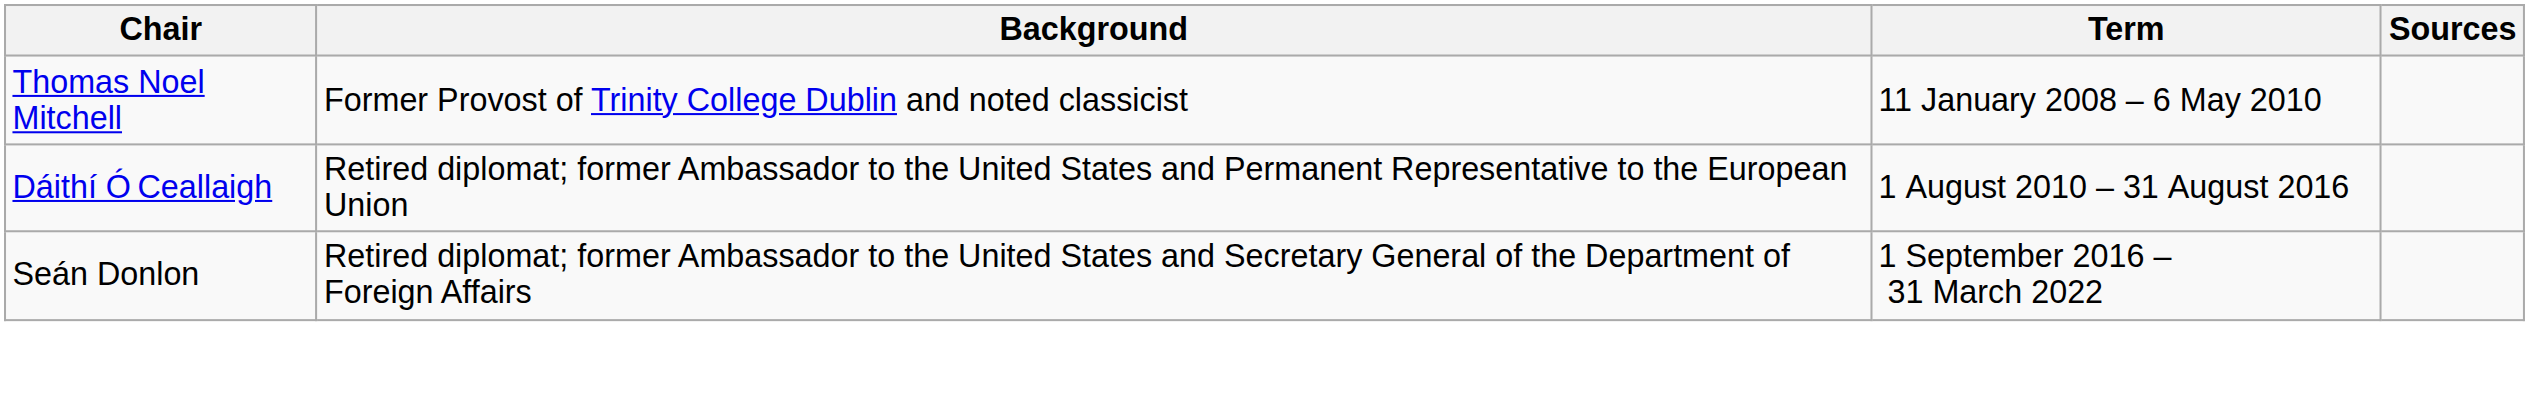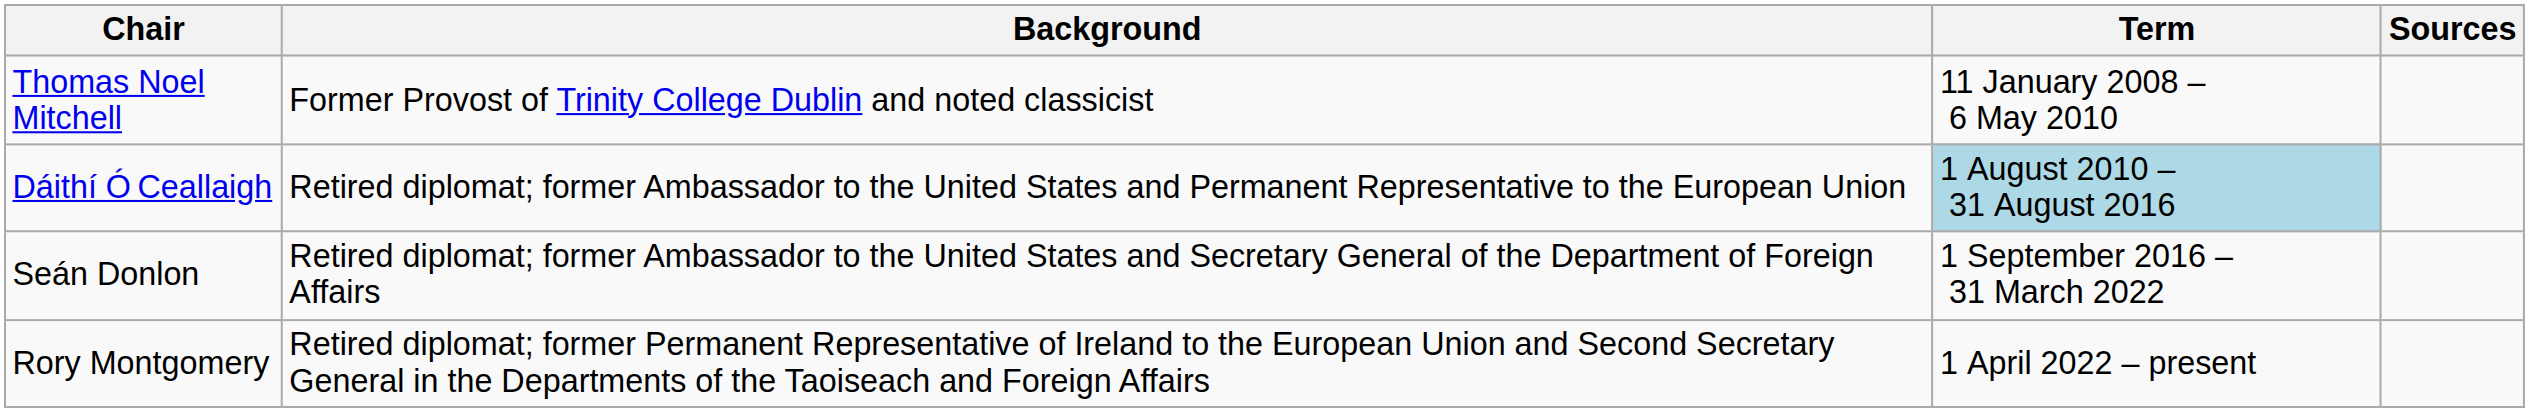(2114, 187) no background -> (2058, 187) lightblue background
+ row: (141, 362)
